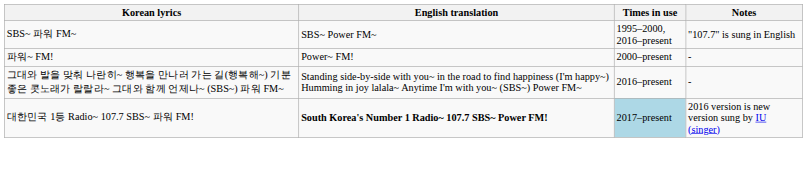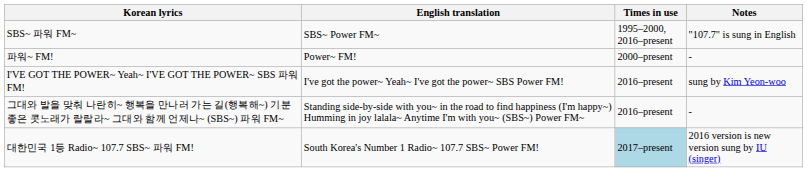+ row: (153, 81)
(424, 117) bold -> (421, 147) normal
